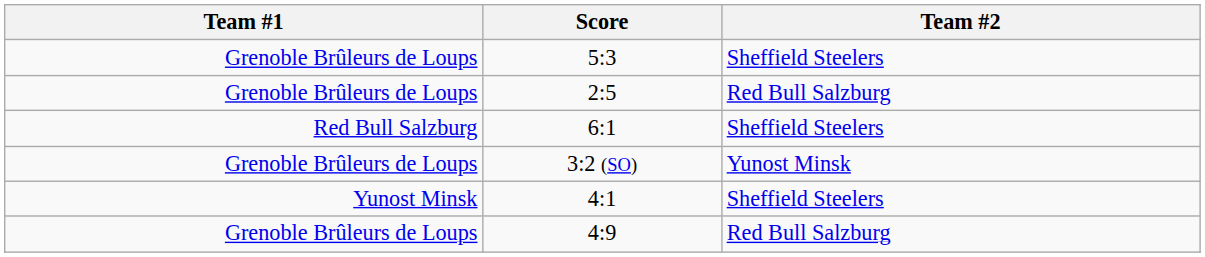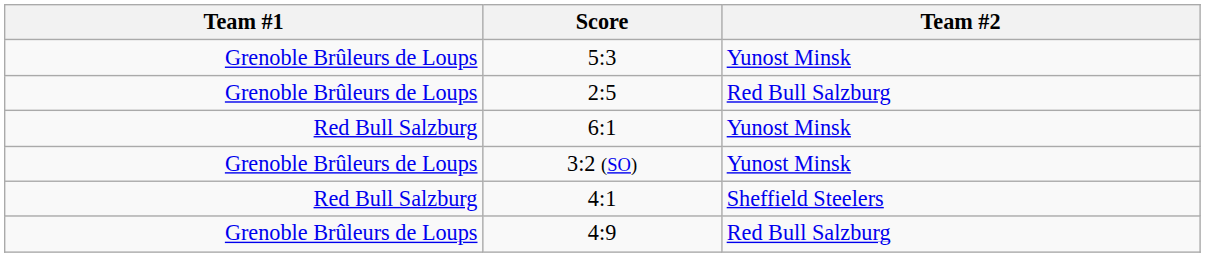(805, 57) Sheffield Steelers -> (789, 57) Yunost Minsk
(805, 127) Sheffield Steelers -> (789, 127) Yunost Minsk
(415, 198) Yunost Minsk -> (396, 198) Red Bull Salzburg
